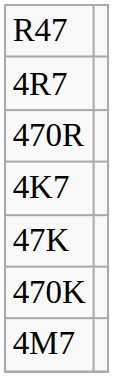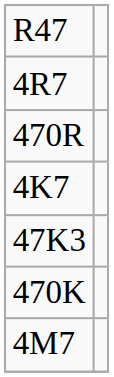- row: (41, 239)
+ row: (49, 239)
